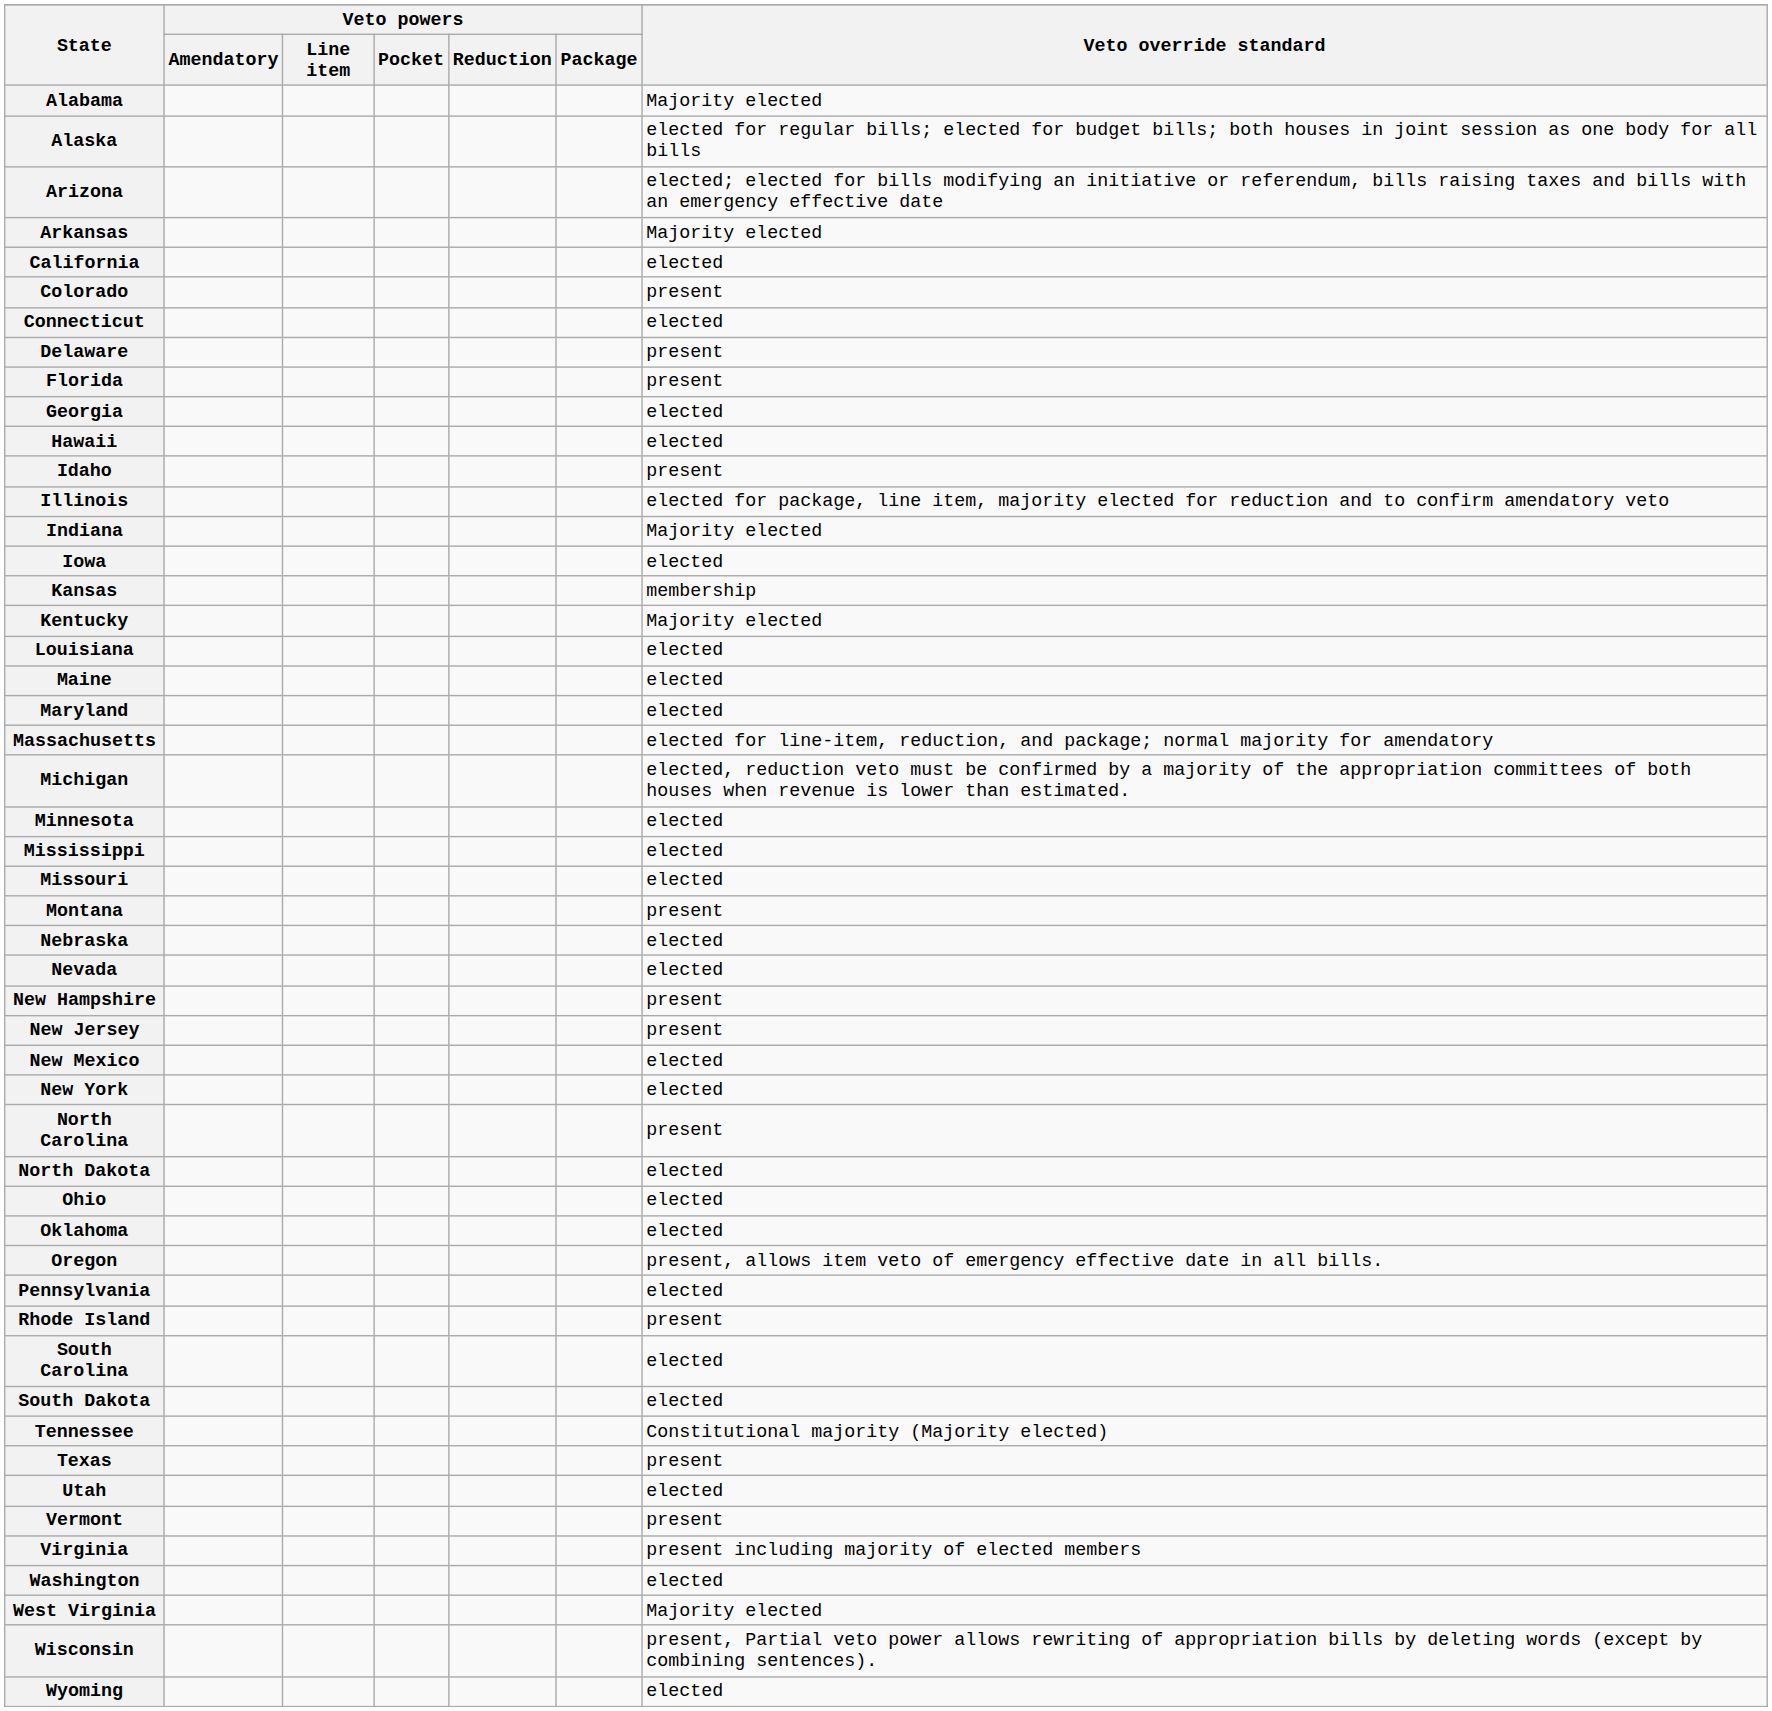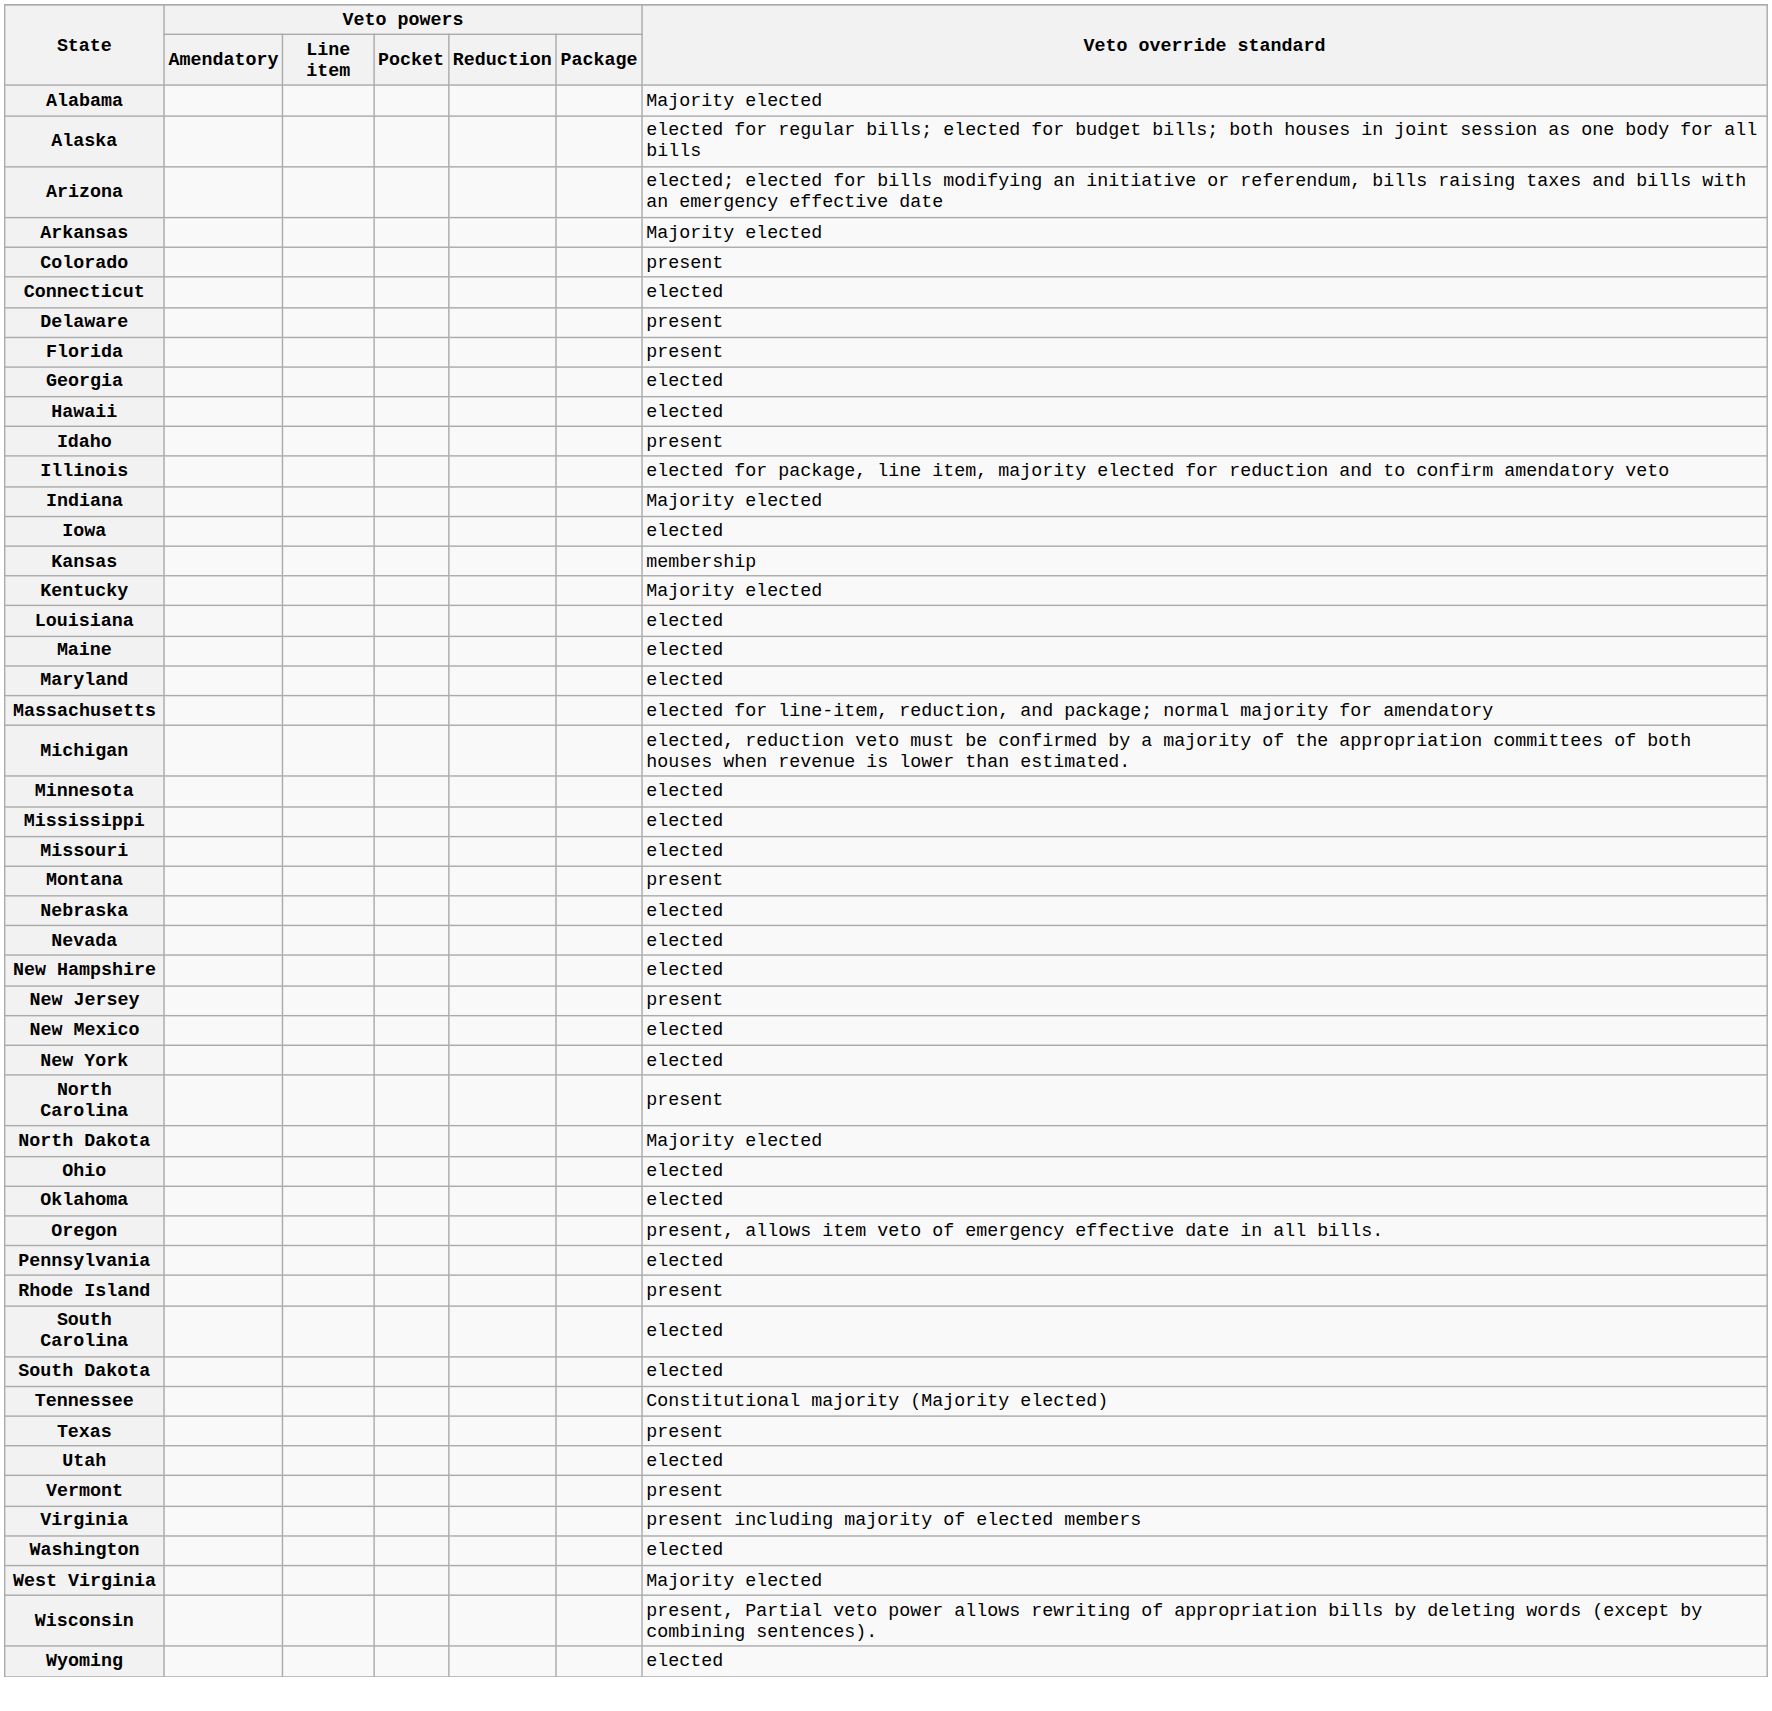- row: (84, 262)
(685, 1000) present -> (685, 971) elected
(685, 1171) elected -> (734, 1141) Majority elected
